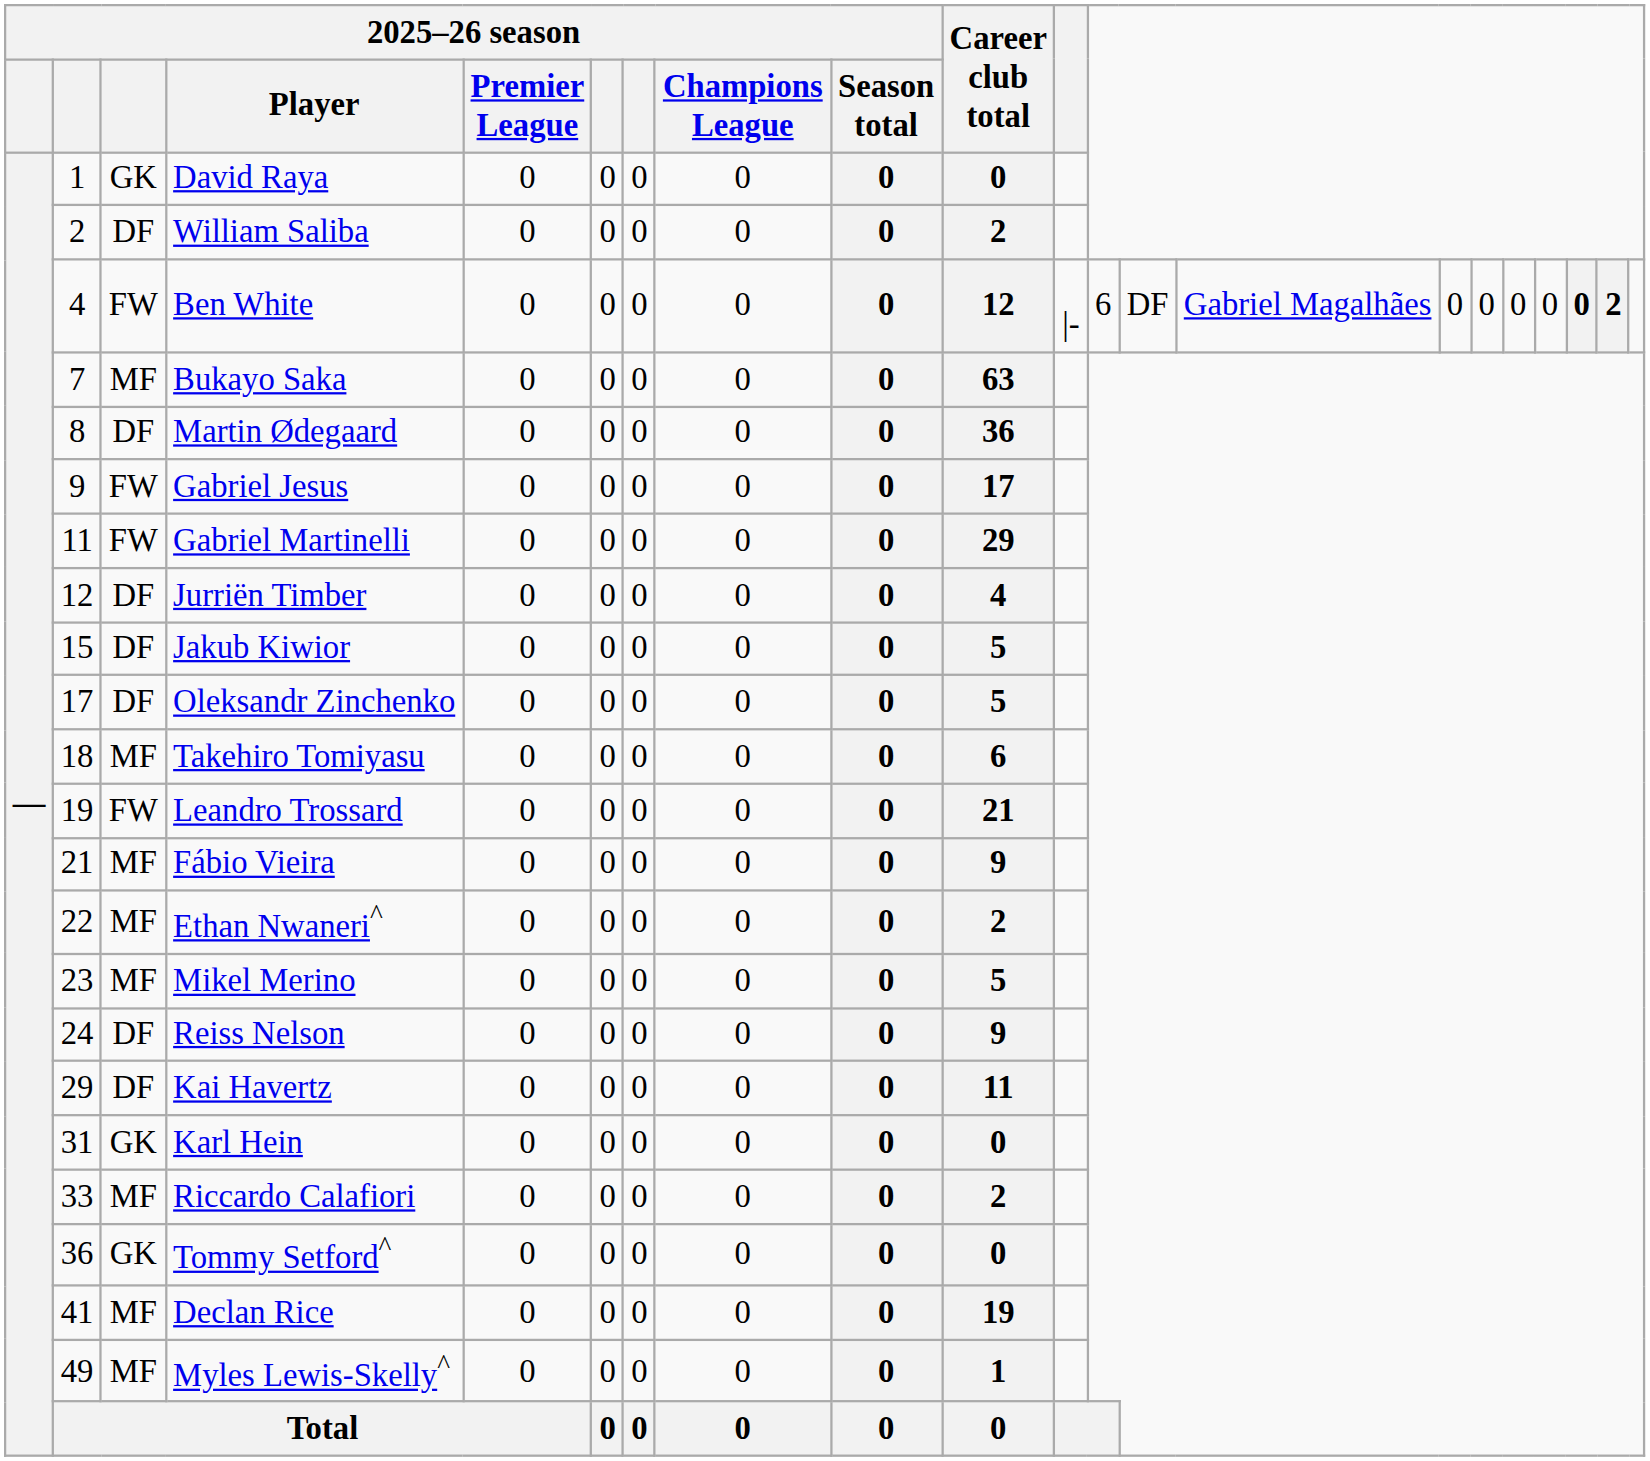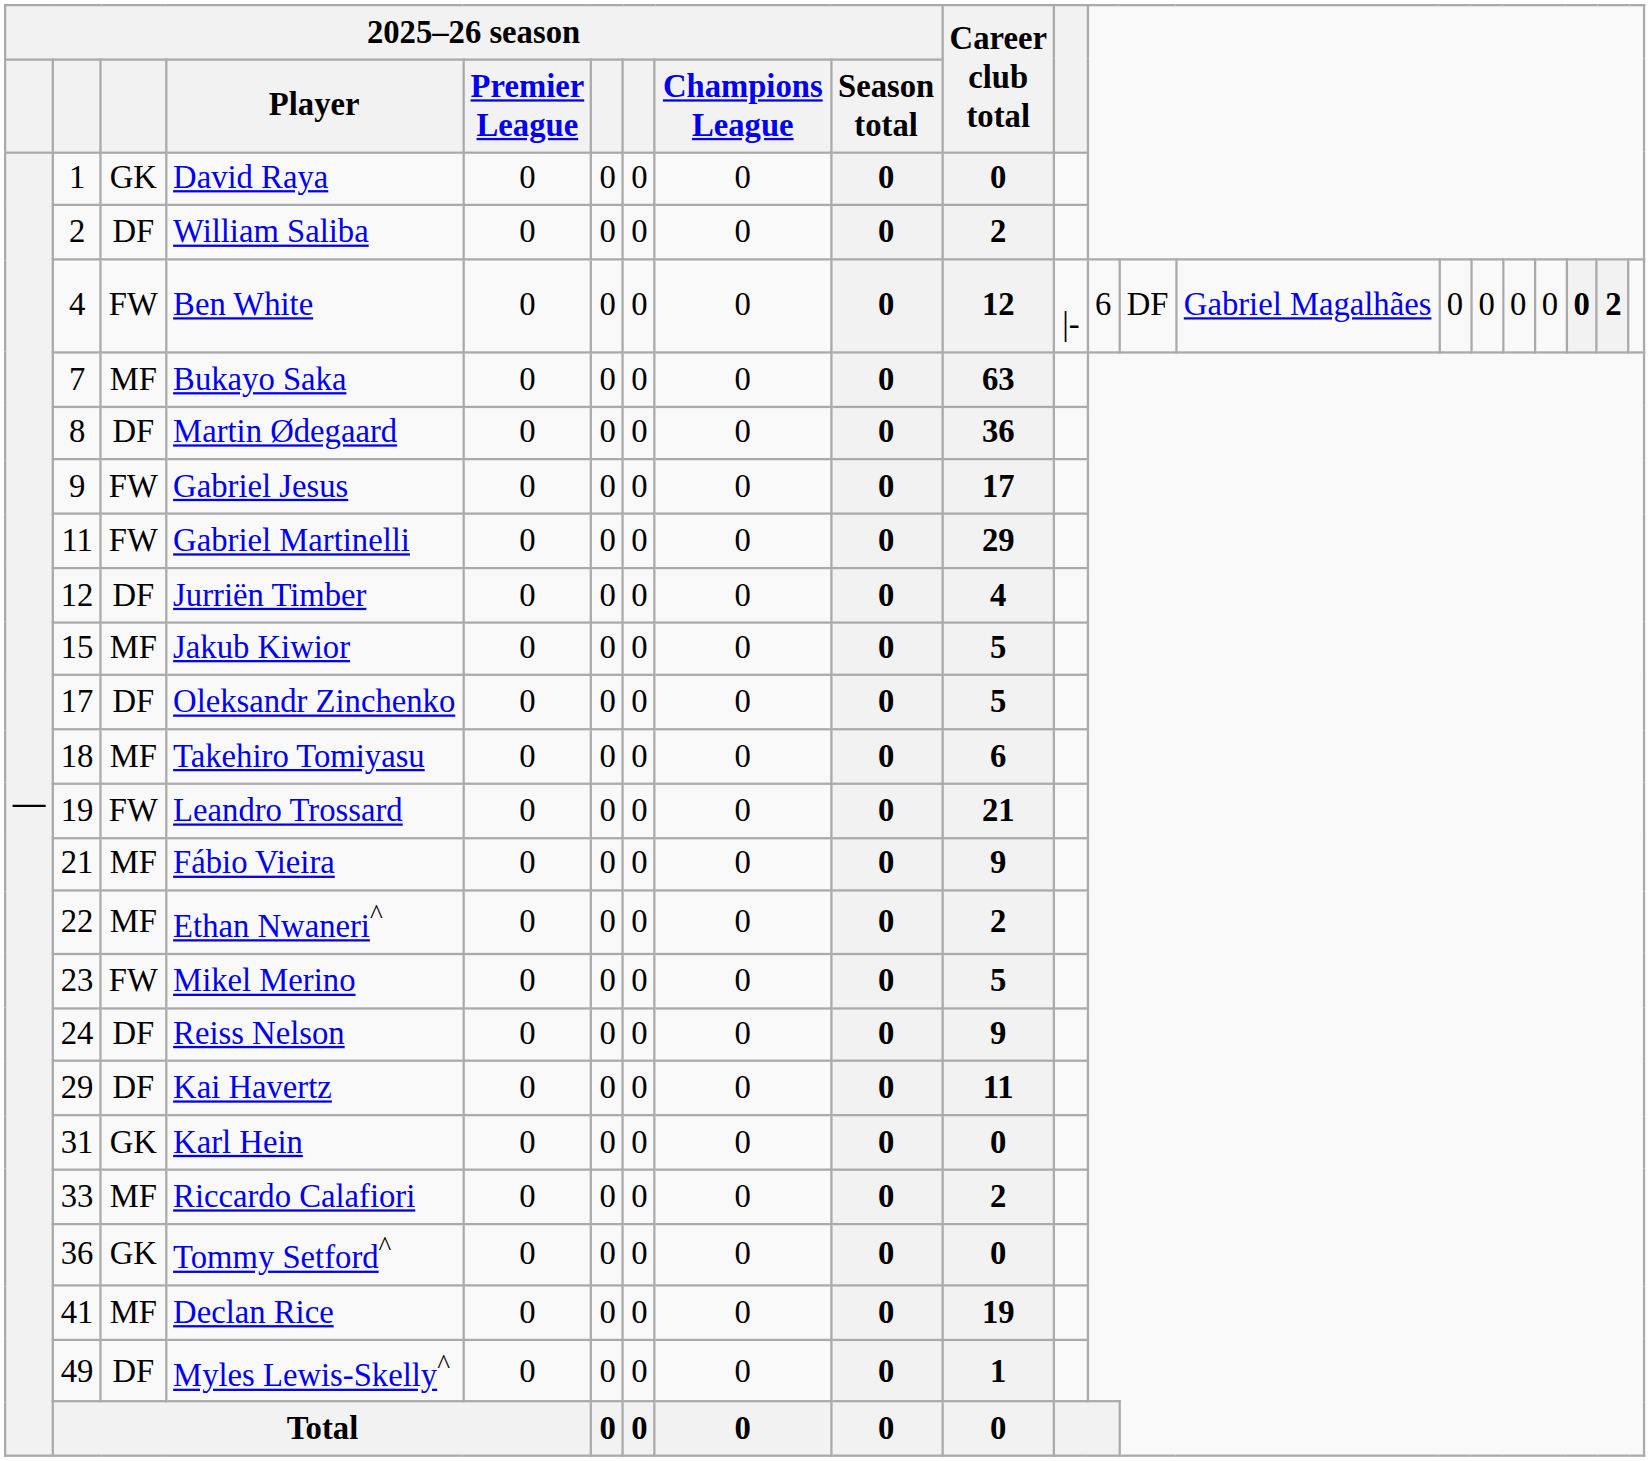(133, 648) DF -> (133, 648) MF
(133, 980) MF -> (133, 980) FW
(133, 1370) MF -> (133, 1370) DF
